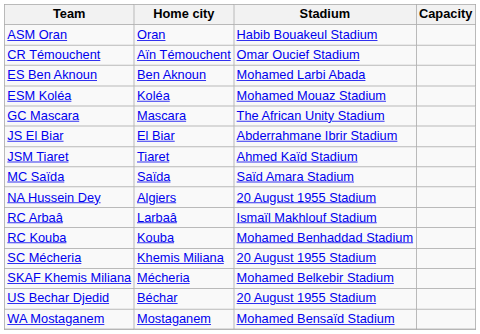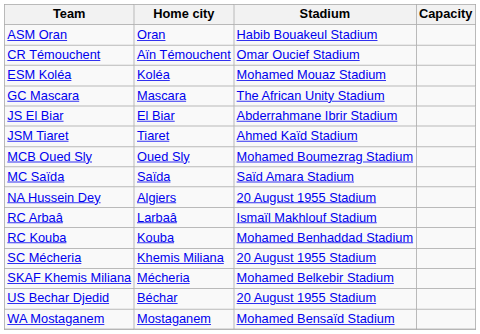- row: (52, 75)
+ row: (50, 156)
